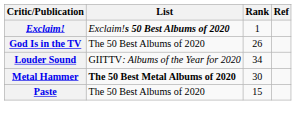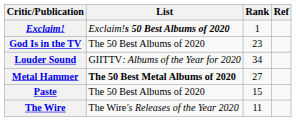(257, 44) 26 -> (257, 44) 23
(257, 76) 30 -> (257, 76) 27
+ row: (45, 108)
